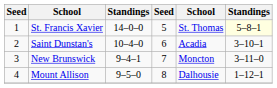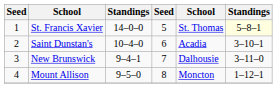(196, 59) Moncton -> (198, 59) Dalhousie
(198, 75) Dalhousie -> (196, 75) Moncton
